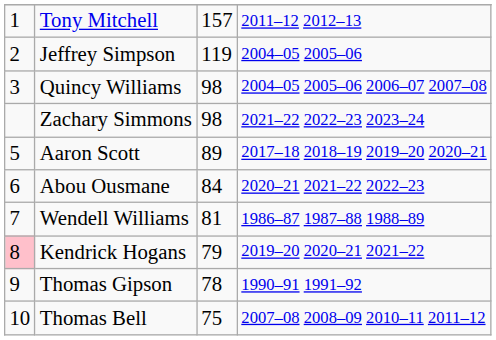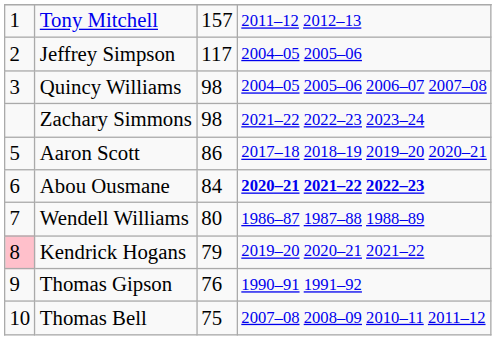(217, 53) 119 -> (217, 53) 117
(212, 152) 89 -> (212, 152) 86
(333, 185) normal -> (333, 185) bold
(212, 218) 81 -> (212, 218) 80
(212, 284) 78 -> (212, 284) 76
